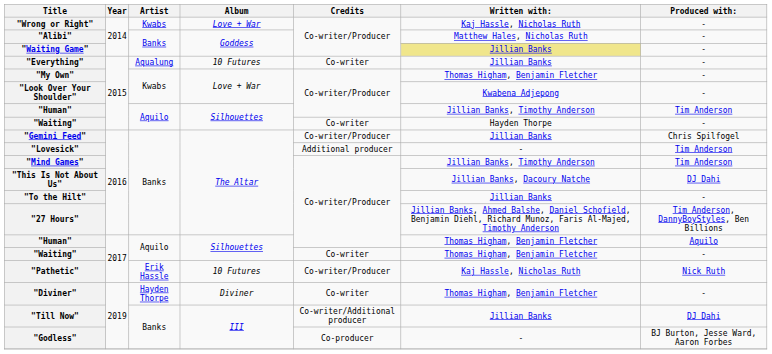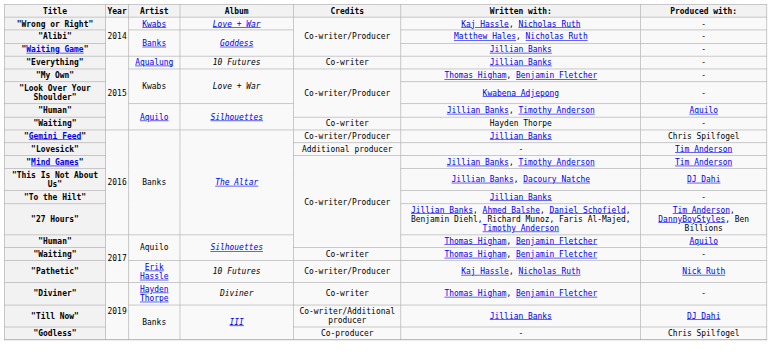(521, 50) khaki background -> (521, 50) no background
(704, 110) Tim Anderson -> (704, 110) Aquilo
(704, 338) BJ Burton, Jesse Ward, Aaron Forbes -> (704, 333) Chris Spilfogel
